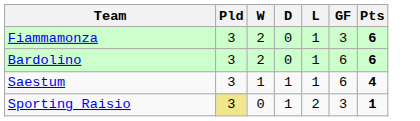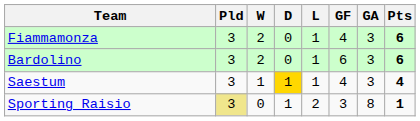+ column: (371, 16)
(343, 38) 3 -> (343, 38) 4
(288, 82) no background -> (288, 82) gold background
(343, 82) 6 -> (343, 82) 4
